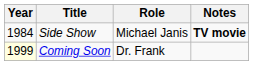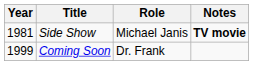(20, 32) 1984 -> (20, 32) 1981
(20, 51) lightyellow background -> (20, 51) no background
